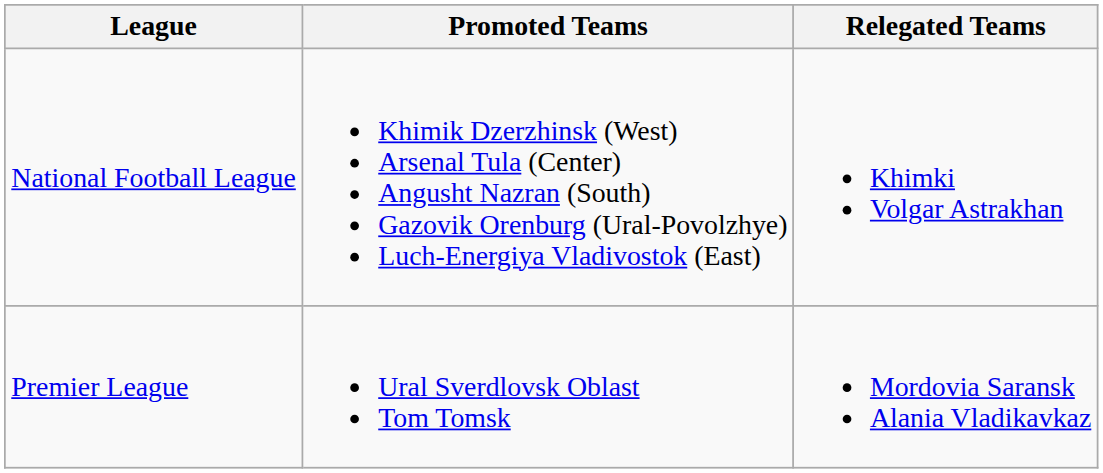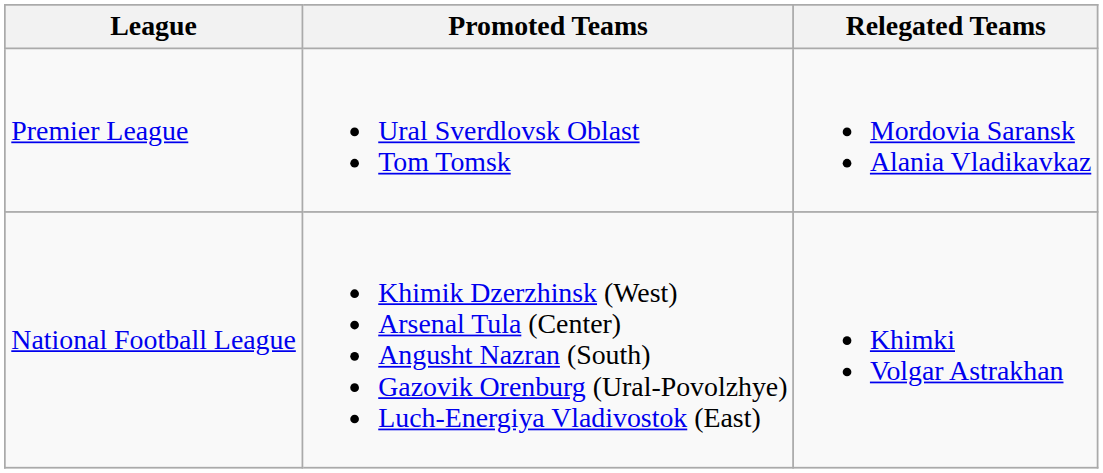rows swapped: (100, 386) <-> (154, 176)
